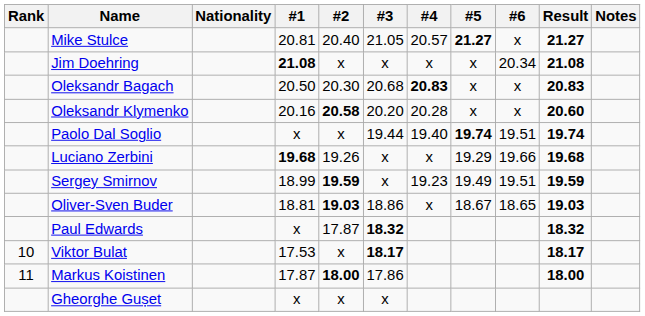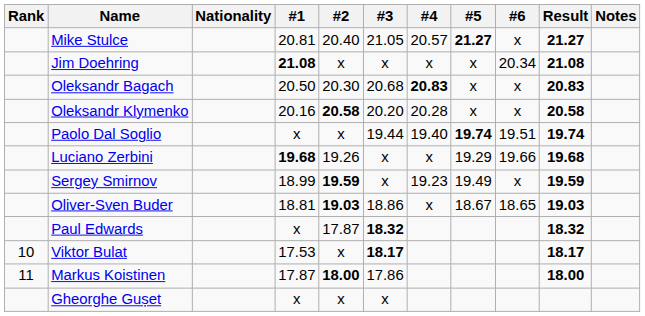(566, 110) 20.60 -> (566, 110) 20.58
(517, 181) 19.51 -> (517, 181) x
